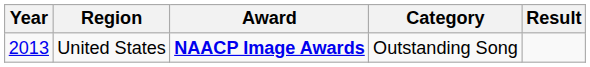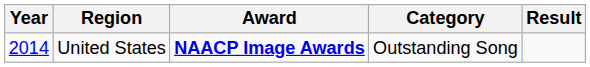(29, 47) 2013 -> (29, 47) 2014
